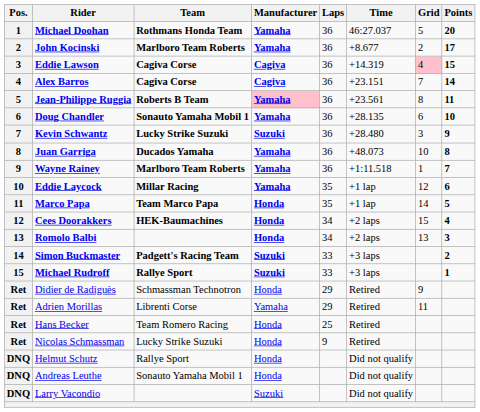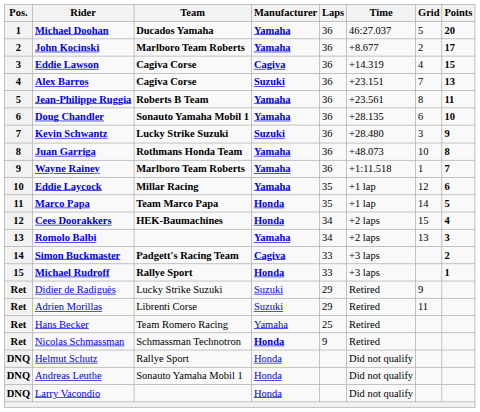(189, 30) Rothmans Honda Team -> (175, 30) Ducados Yamaha
(421, 65) pink background -> (421, 65) no background
(270, 82) Cagiva -> (269, 82) Suzuki
(450, 82) 14 -> (450, 82) 13
(272, 99) pink background -> (272, 99) no background
(175, 151) Ducados Yamaha -> (189, 151) Rothmans Honda Team
(269, 238) Honda -> (272, 238) Yamaha
(269, 255) Suzuki -> (270, 255) Cagiva
(269, 272) Suzuki -> (269, 272) Honda
(189, 290) Schmassman Technotron -> (179, 290) Lucky Strike Suzuki
(268, 290) Honda -> (268, 290) Suzuki
(271, 307) Yamaha -> (268, 307) Suzuki
(268, 324) Honda -> (271, 324) Yamaha
(179, 341) Lucky Strike Suzuki -> (189, 341) Schmassman Technotron
(268, 341) normal -> (269, 341) bold
(268, 393) Suzuki -> (268, 393) Honda
